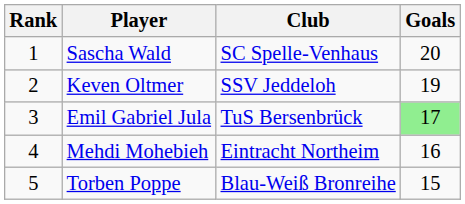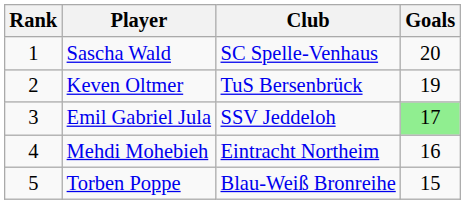(278, 85) SSV Jeddeloh -> (292, 85) TuS Bersenbrück
(292, 118) TuS Bersenbrück -> (278, 118) SSV Jeddeloh
